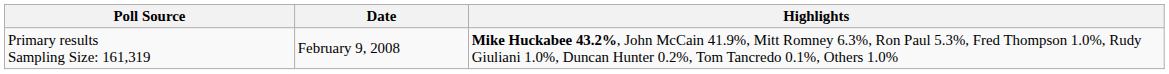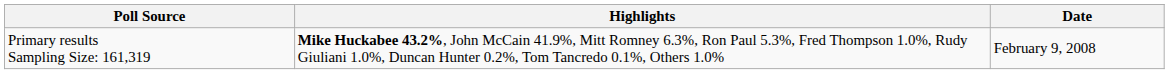columns swapped: (381, 16) <-> (816, 16)
